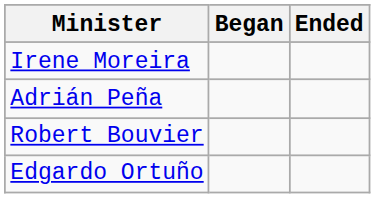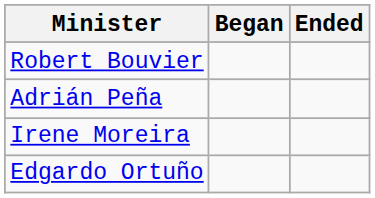rows swapped: (100, 61) <-> (107, 136)
